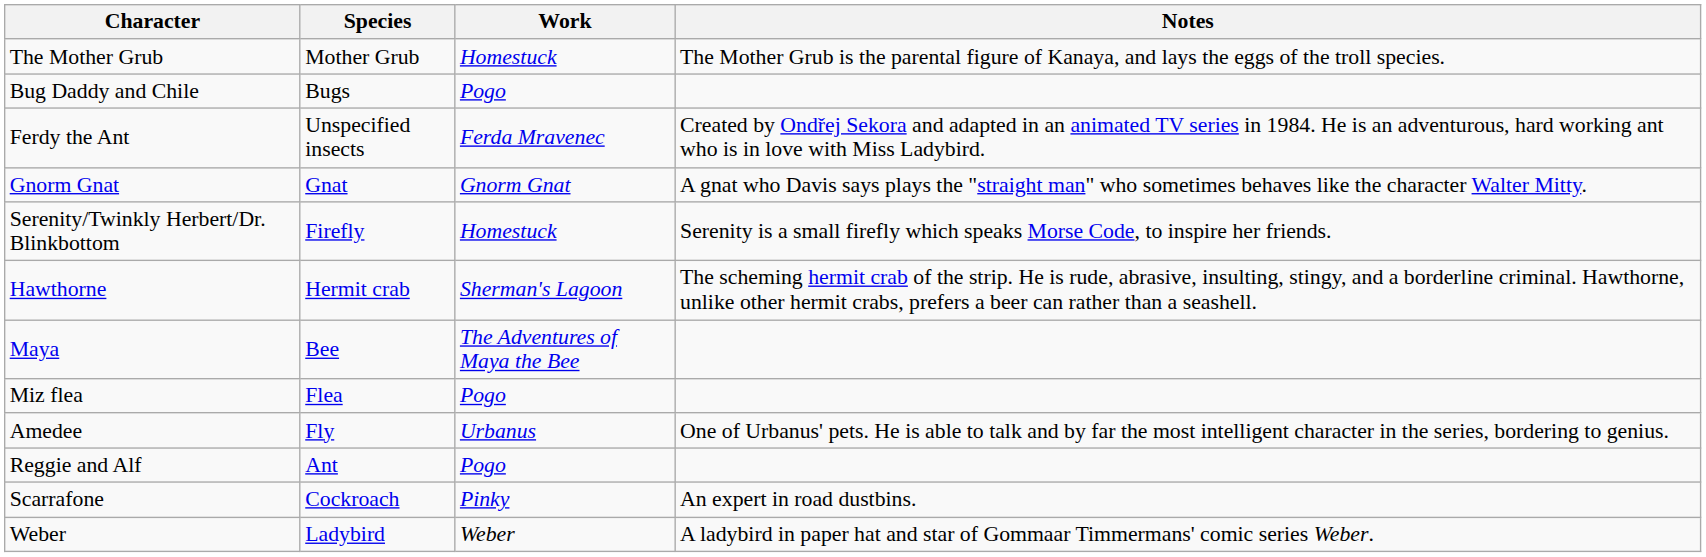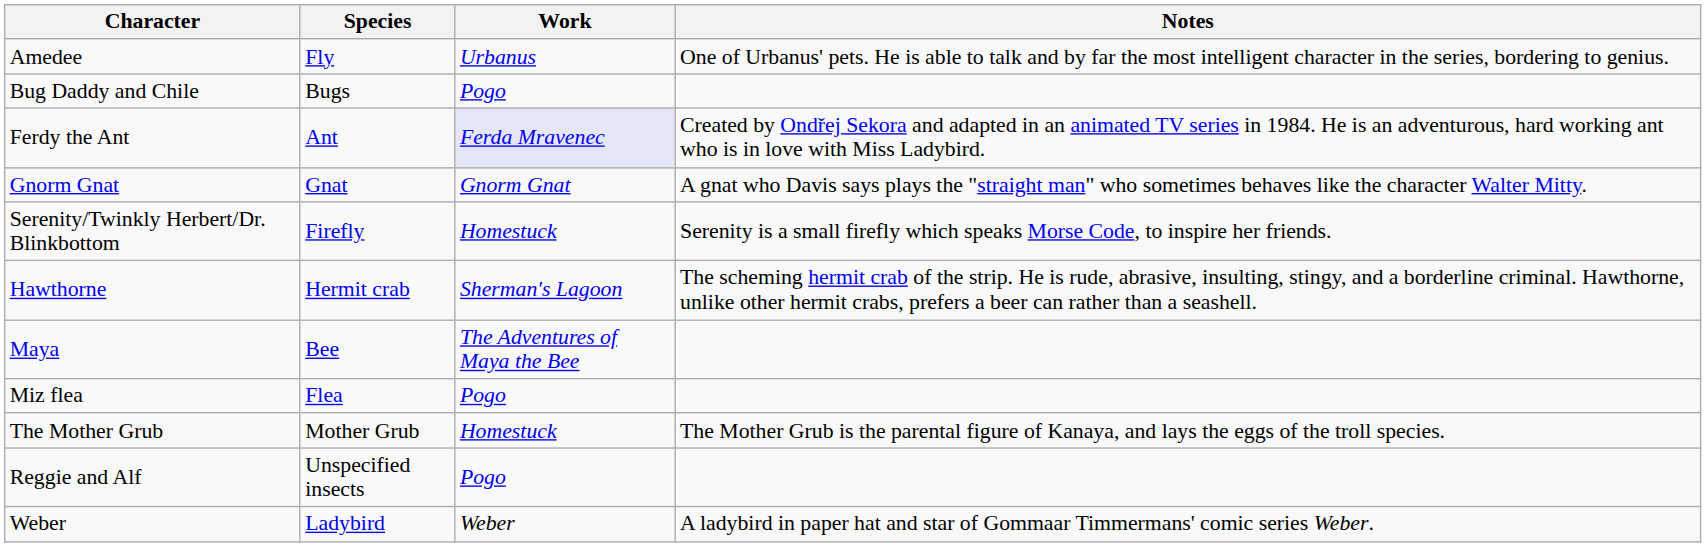rows swapped: (46, 430) <-> (86, 56)
(358, 137) Unspecified insects -> (322, 137) Ant
(532, 137) no background -> (532, 137) lavender background
(322, 464) Ant -> (358, 477) Unspecified insects
- row: (57, 499)
